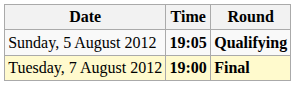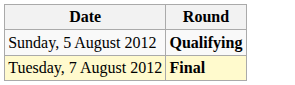- column: (188, 17)
